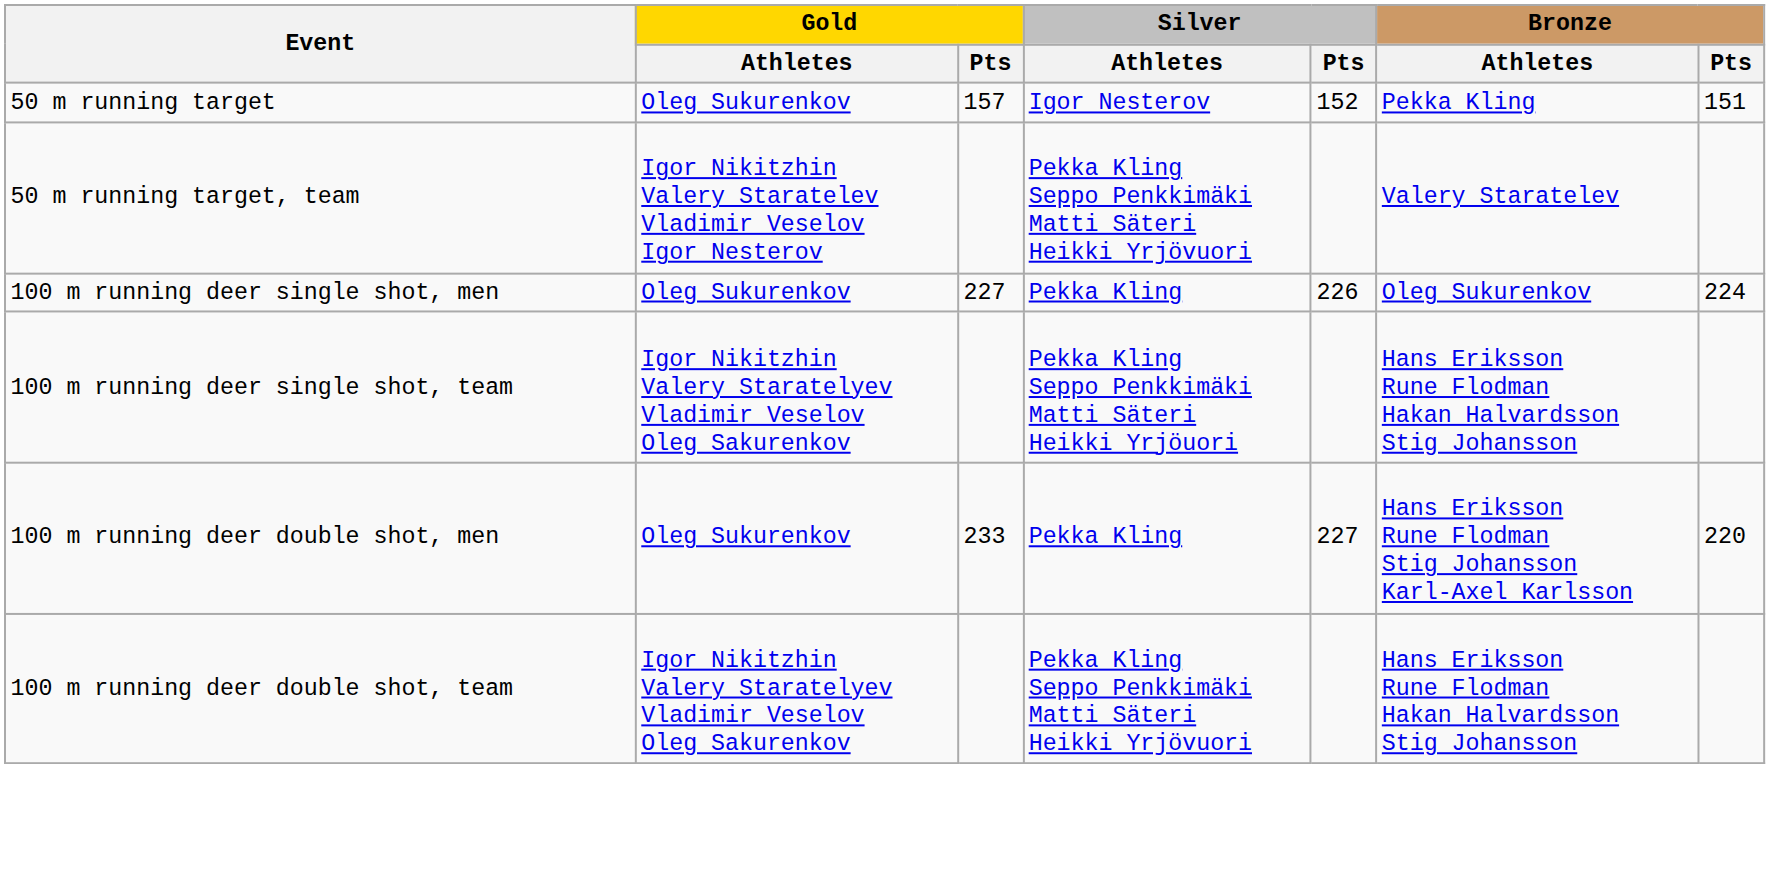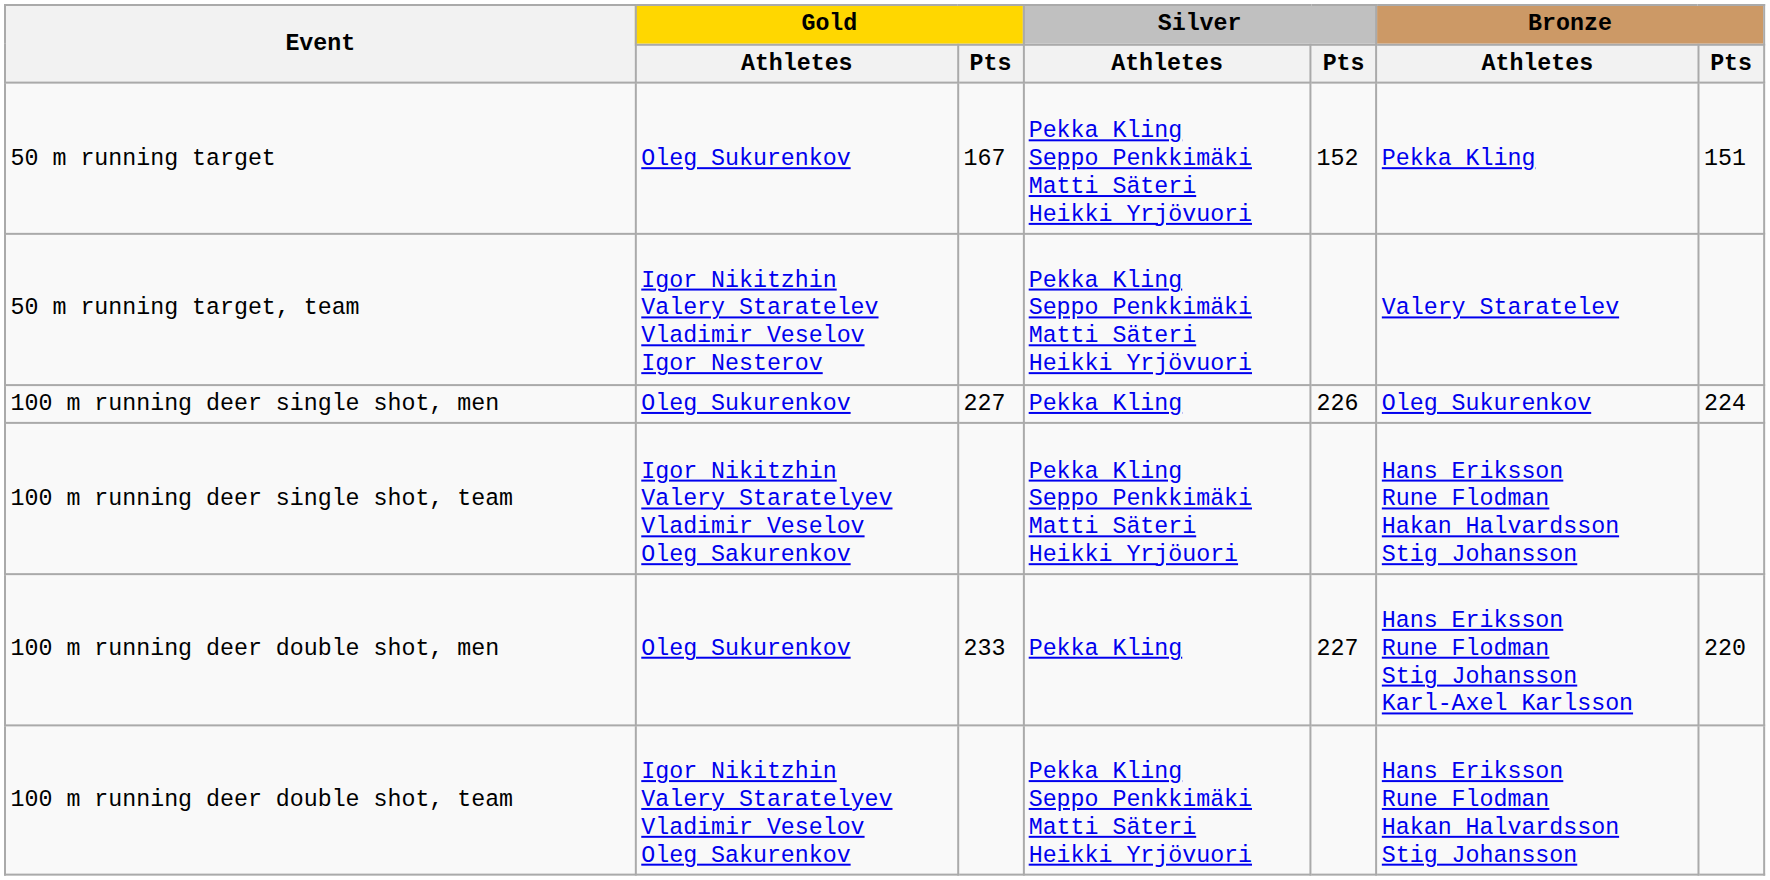(984, 102) 157 -> (984, 158) 167
(1119, 102) Igor Nesterov -> (1140, 172) Pekka Kling Seppo Penkkimäki Matti Säteri Heikki Yrjövuori
